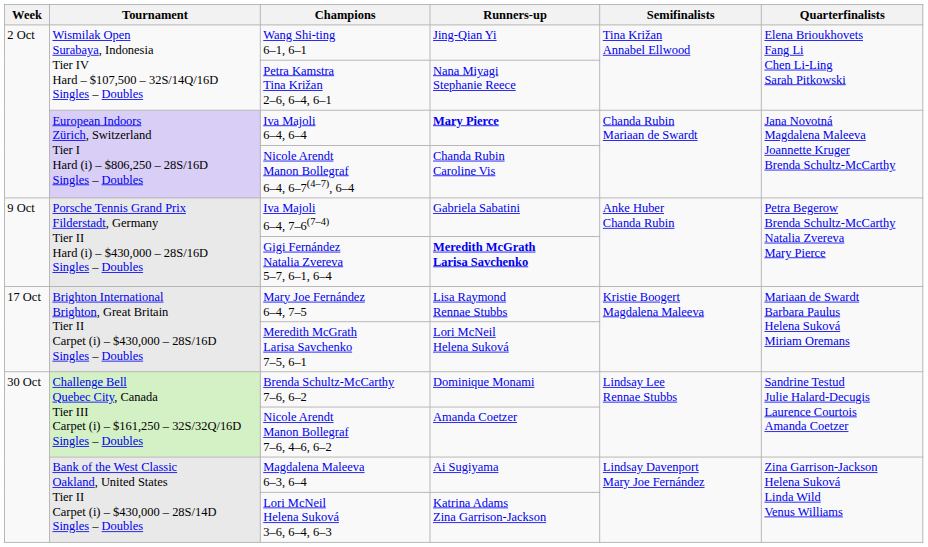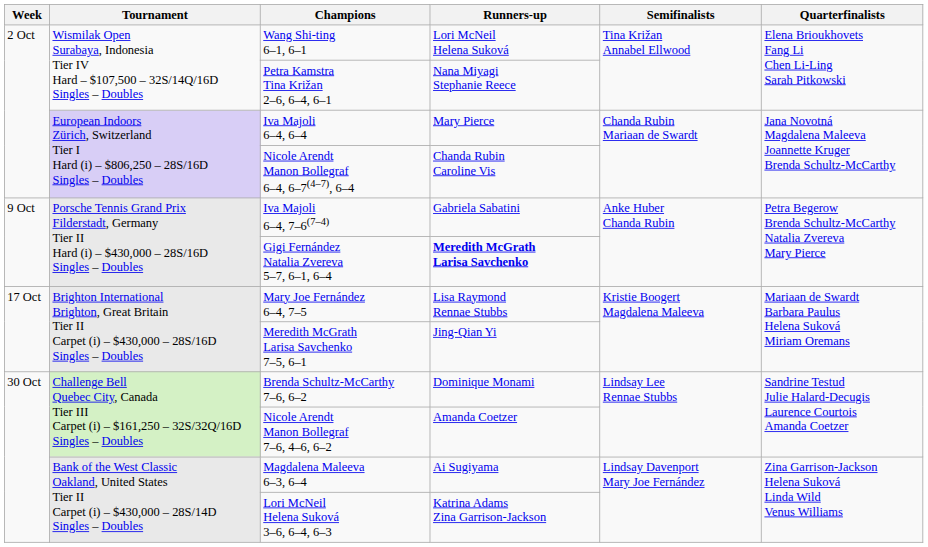(465, 35) Jing-Qian Yi -> (471, 42) Lori McNeil Helena Suková
(466, 120) bold -> (464, 120) normal
(471, 339) Lori McNeil Helena Suková -> (465, 331) Jing-Qian Yi
